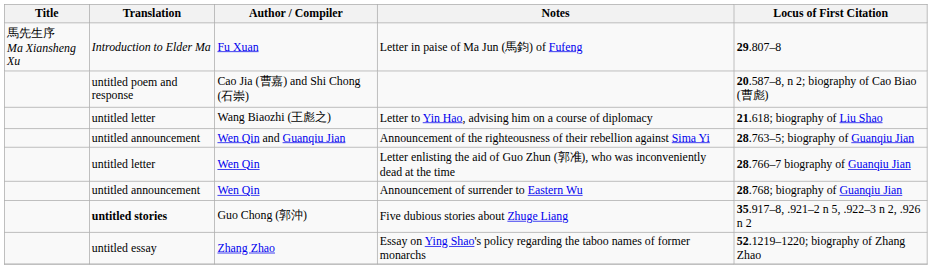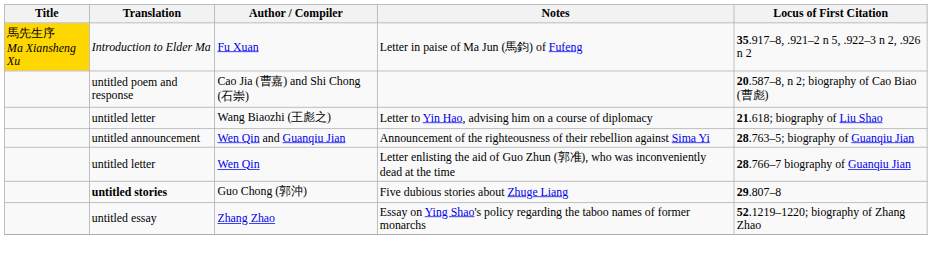(41, 47) no background -> (41, 47) gold background
(759, 47) 29.807–8 -> (829, 47) 35.917–8, .921–2 n 5, .922–3 n 2, .926 n 2
- row: (239, 190)
(829, 216) 35.917–8, .921–2 n 5, .922–3 n 2, .926 n 2 -> (759, 192) 29.807–8
